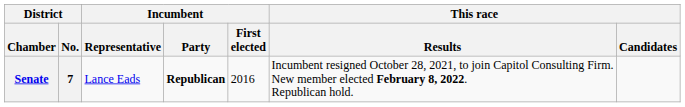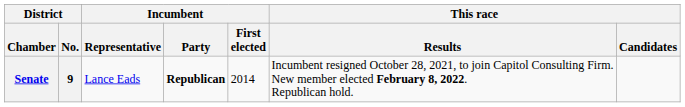(70, 79) 7 -> (70, 79) 9
(243, 79) 2016 -> (243, 79) 2014
